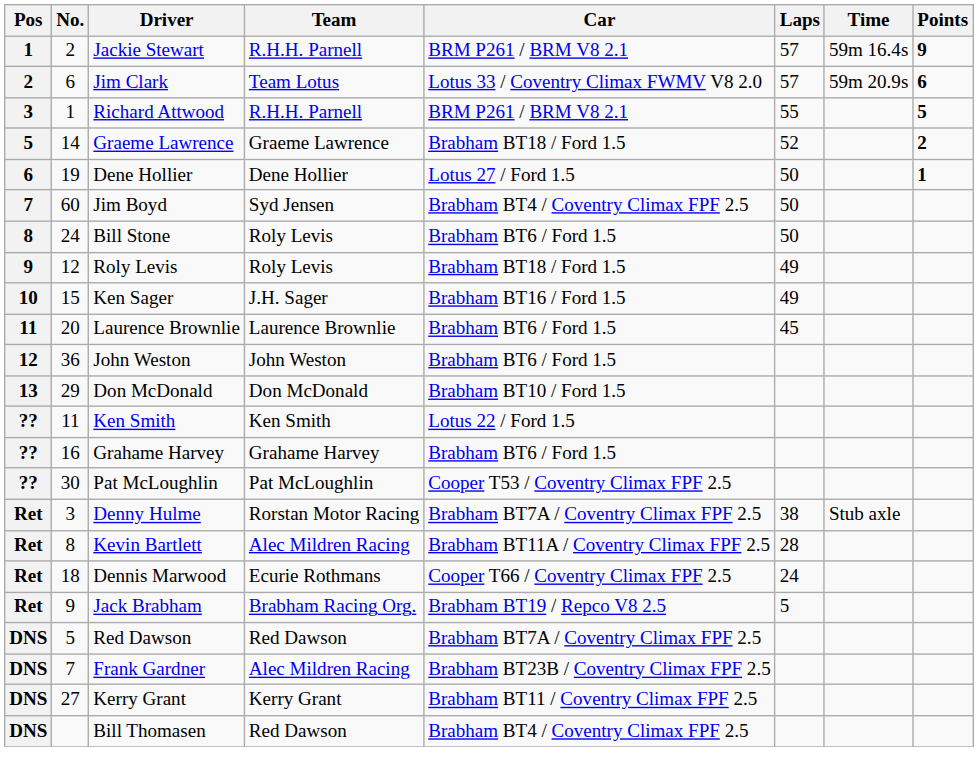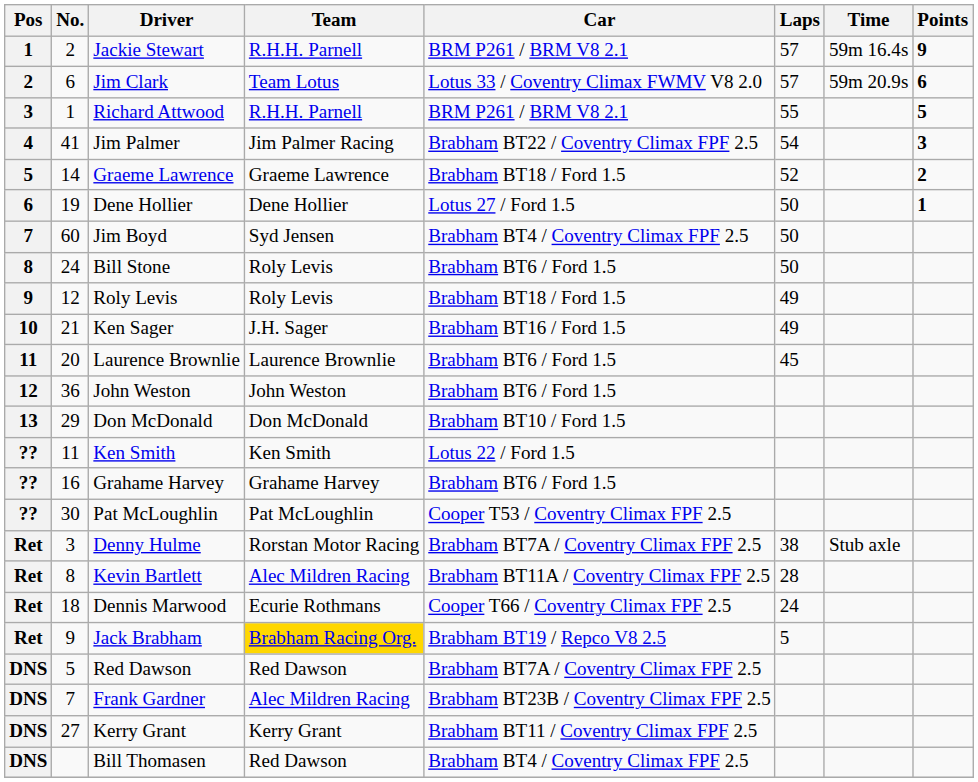+ row: (136, 143)
(70, 298) 15 -> (70, 328) 21
(333, 607) no background -> (333, 638) gold background
